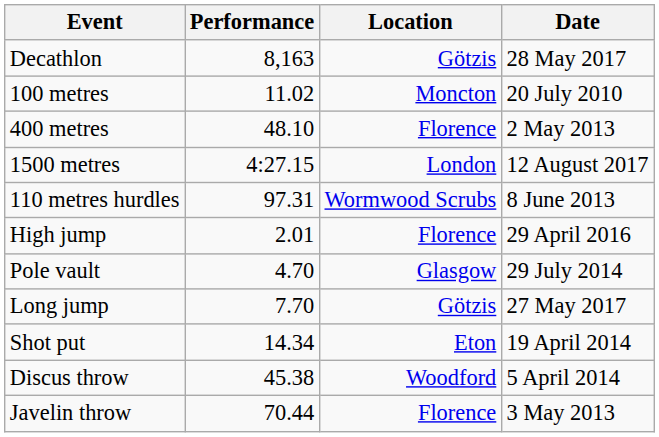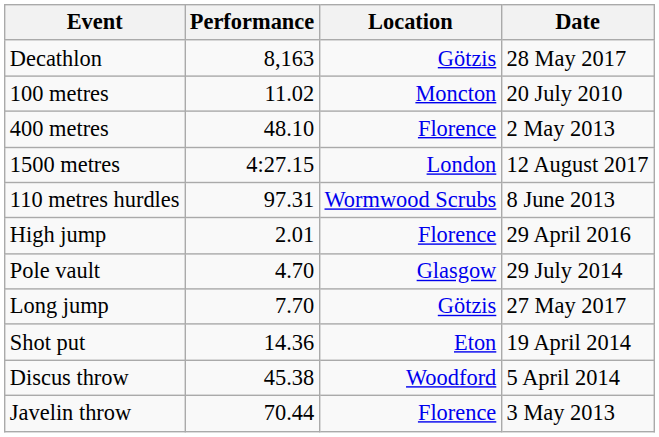(289, 341) 14.34 -> (289, 341) 14.36
